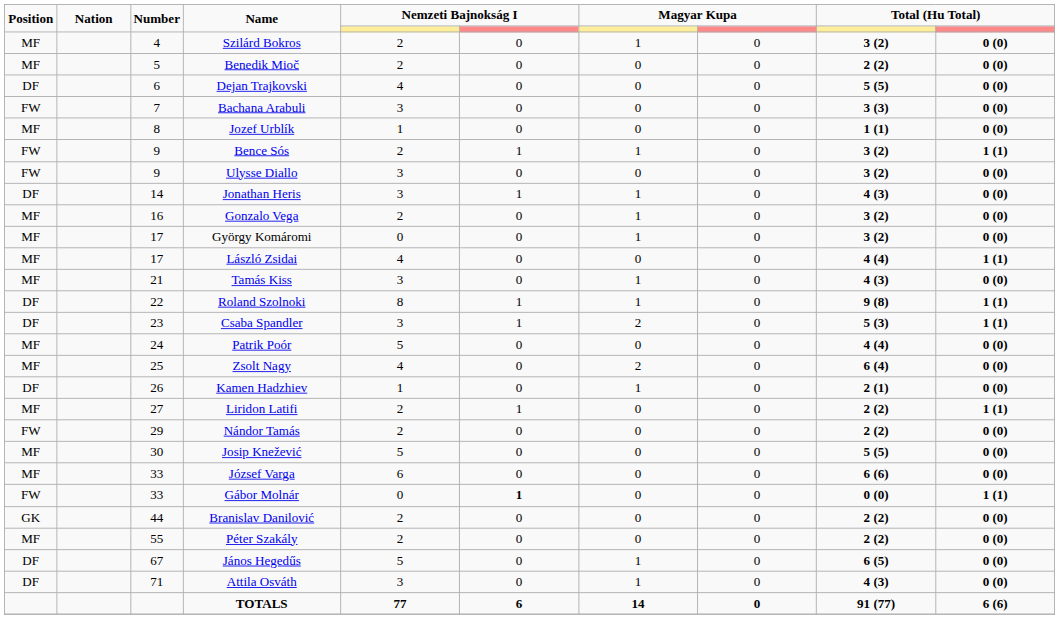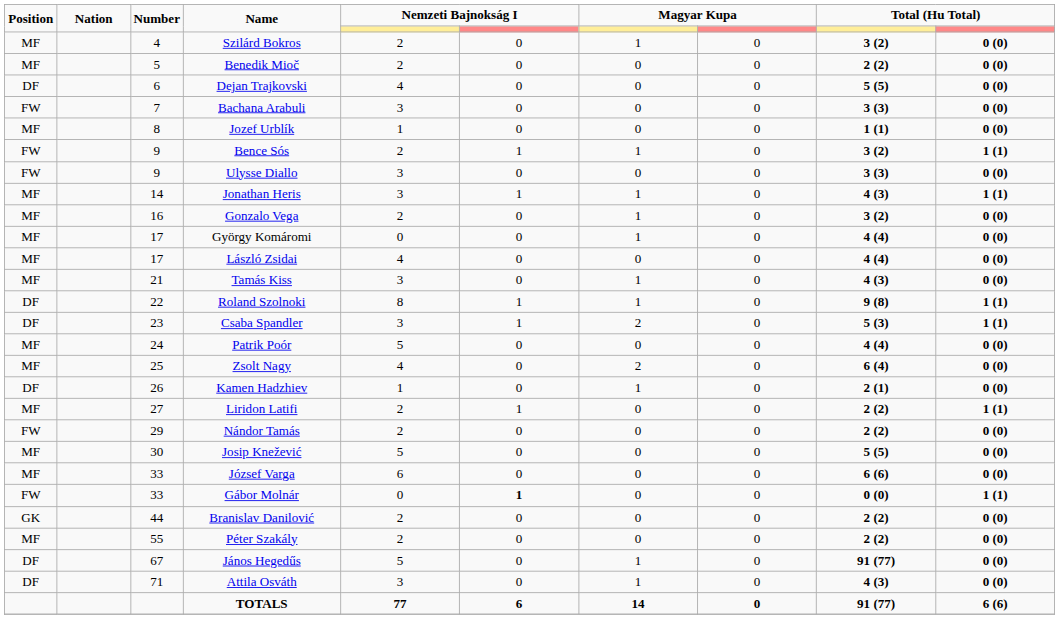(876, 172) 3 (2) -> (876, 172) 3 (3)
(31, 193) DF -> (31, 193) MF
(995, 193) 0 (0) -> (995, 193) 1 (1)
(876, 237) 3 (2) -> (876, 237) 4 (4)
(995, 258) 1 (1) -> (995, 258) 0 (0)
(876, 560) 6 (5) -> (876, 560) 91 (77)
